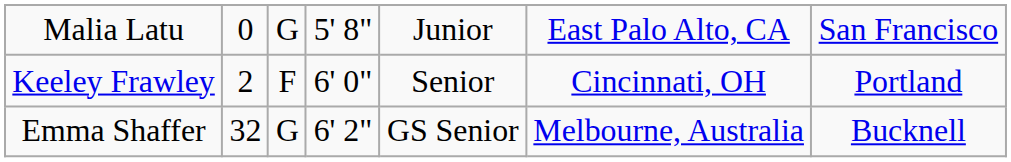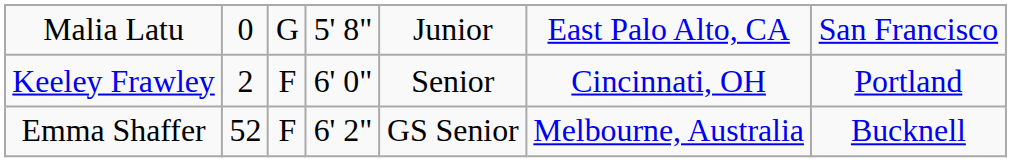(245, 130) 32 -> (245, 130) 52
(287, 130) G -> (287, 130) F
